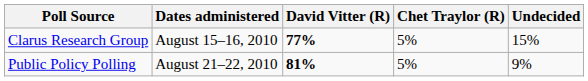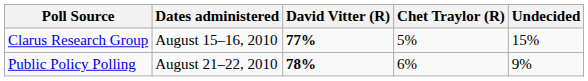(301, 64) 81% -> (301, 64) 78%
(407, 64) 5% -> (407, 64) 6%
